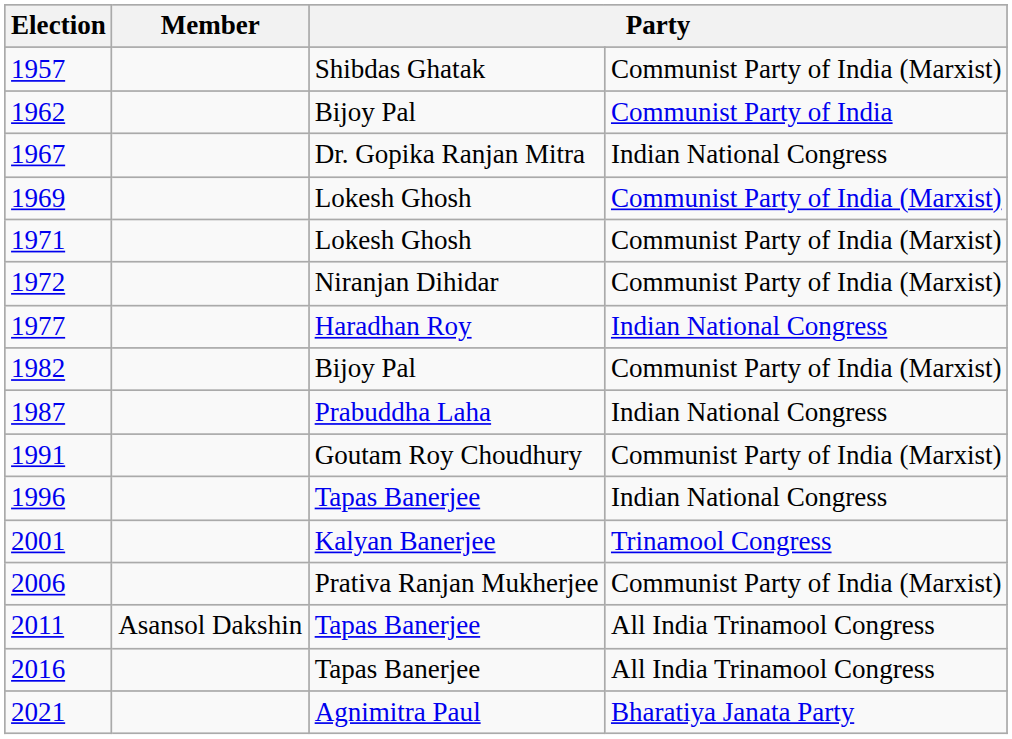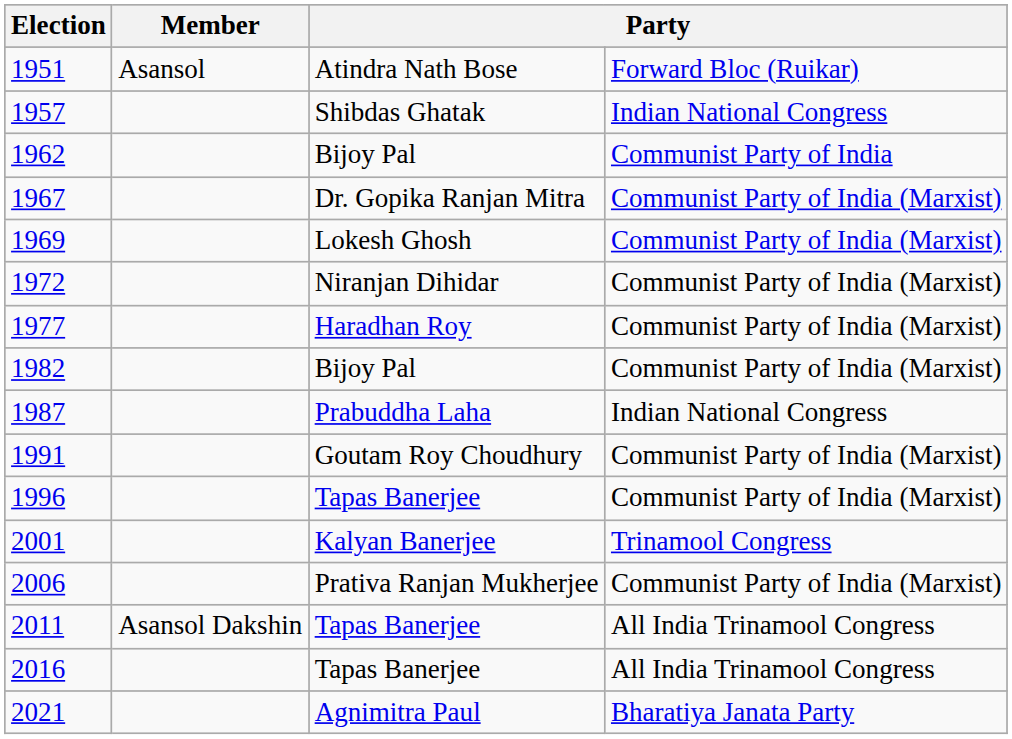+ row: (38, 68)
(806, 68) Communist Party of India (Marxist) -> (749, 111) Indian National Congress
(749, 154) Indian National Congress -> (806, 197) Communist Party of India (Marxist)
- row: (38, 240)
(749, 326) Indian National Congress -> (806, 326) Communist Party of India (Marxist)
(749, 497) Indian National Congress -> (806, 497) Communist Party of India (Marxist)
